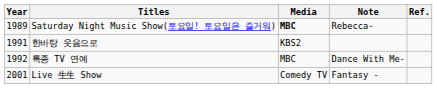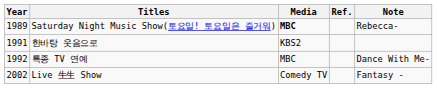columns swapped: (420, 11) <-> (368, 11)
(17, 75) 2001 -> (17, 75) 2002
